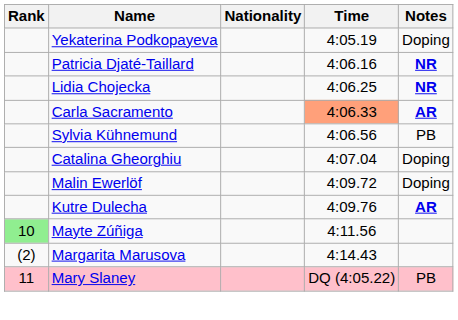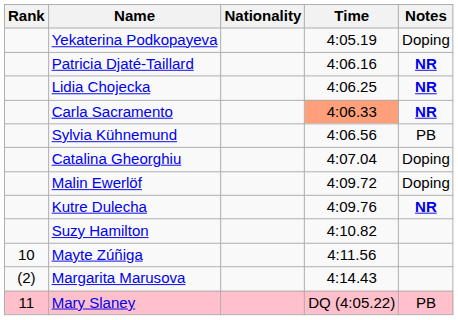(426, 111) AR -> (426, 111) NR
(426, 207) AR -> (426, 207) NR
+ row: (100, 231)
(26, 231) lightgreen background -> (26, 254) no background
